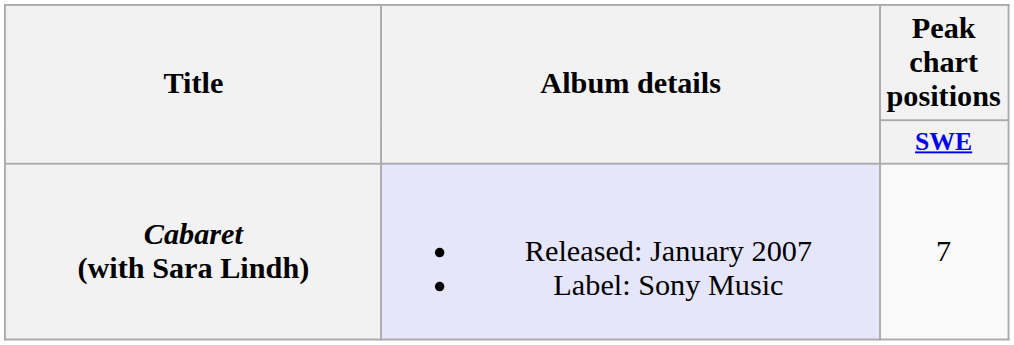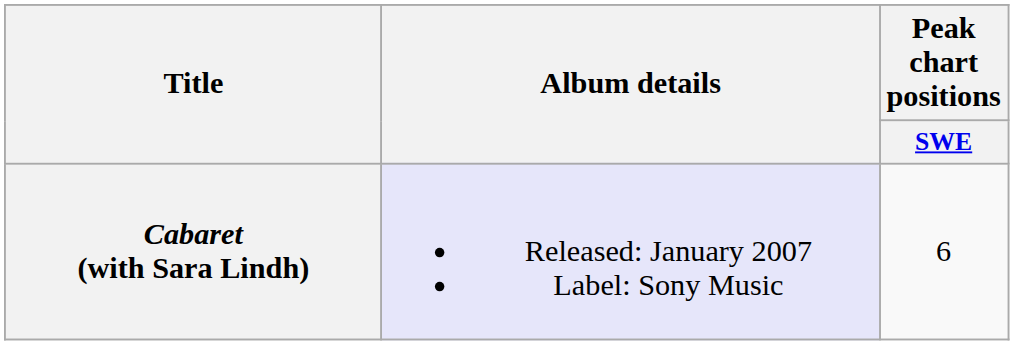(944, 251) 7 -> (944, 251) 6
